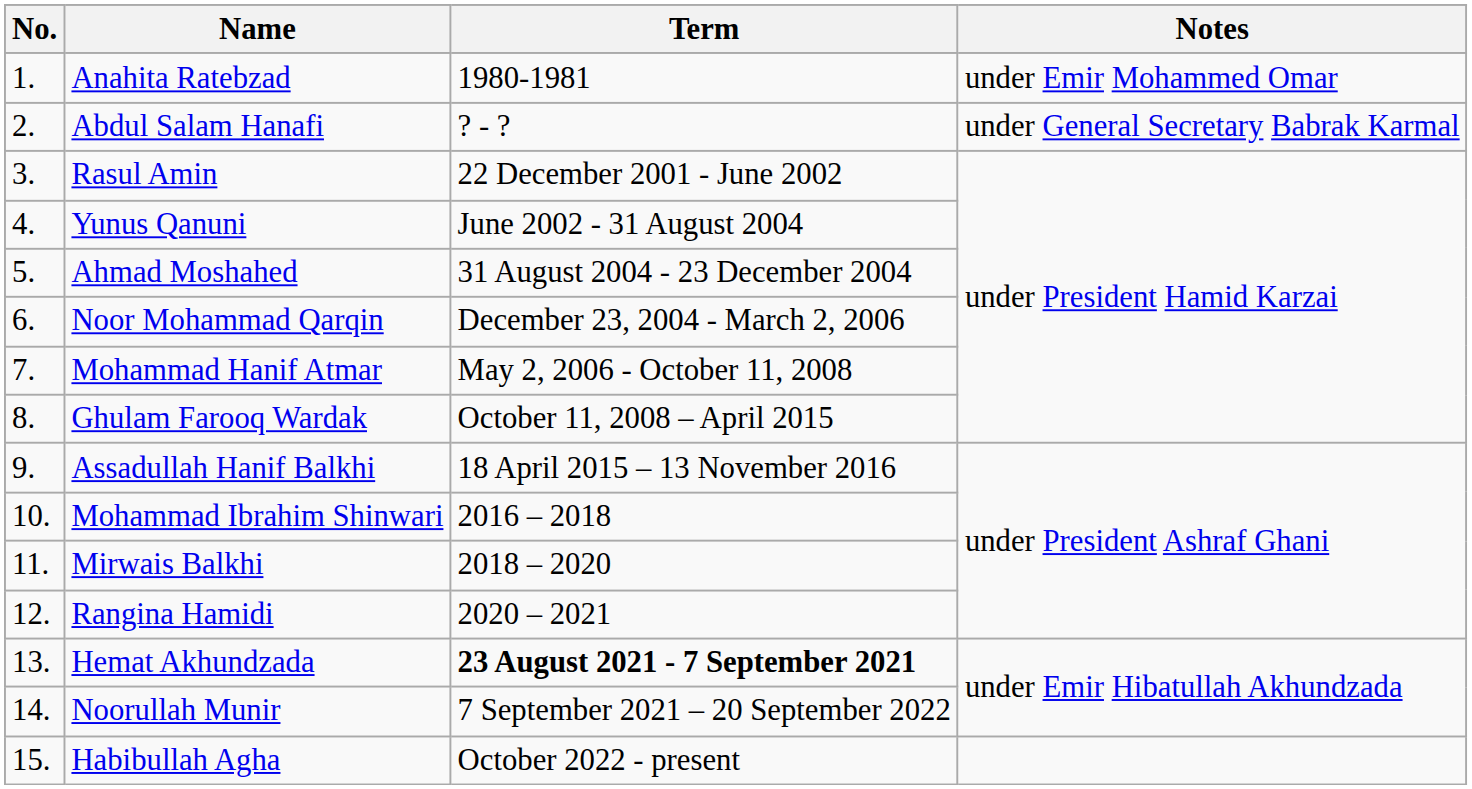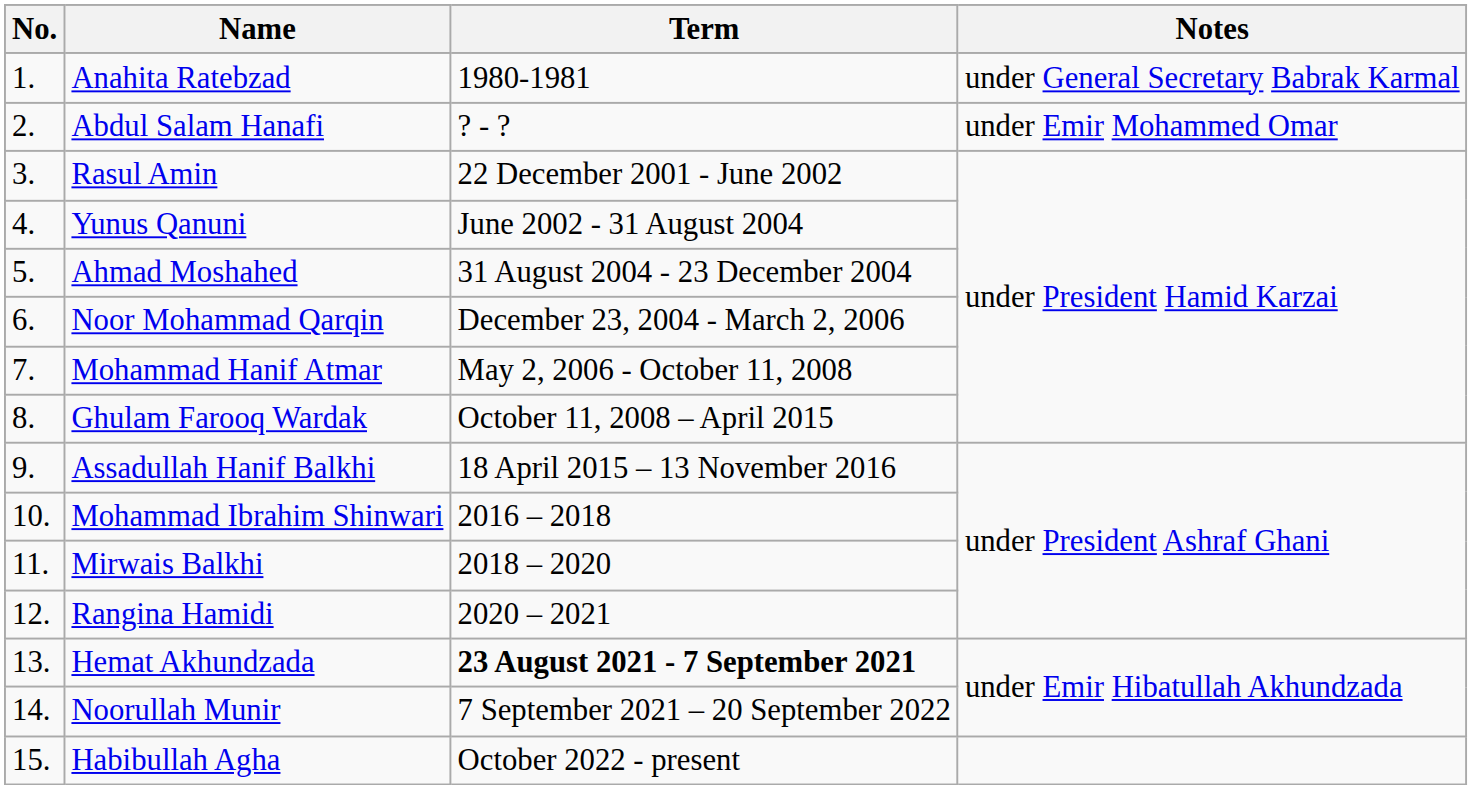(1151, 77) under Emir Mohammed Omar -> (1212, 77) under General Secretary Babrak Karmal
(1212, 126) under General Secretary Babrak Karmal -> (1151, 126) under Emir Mohammed Omar
